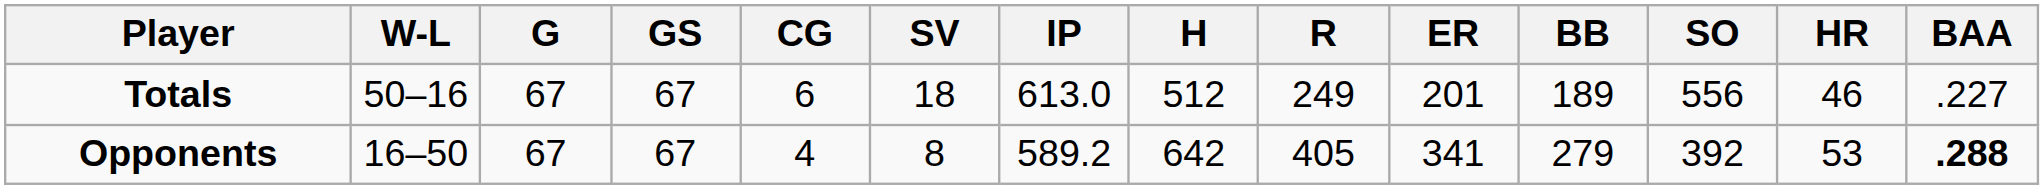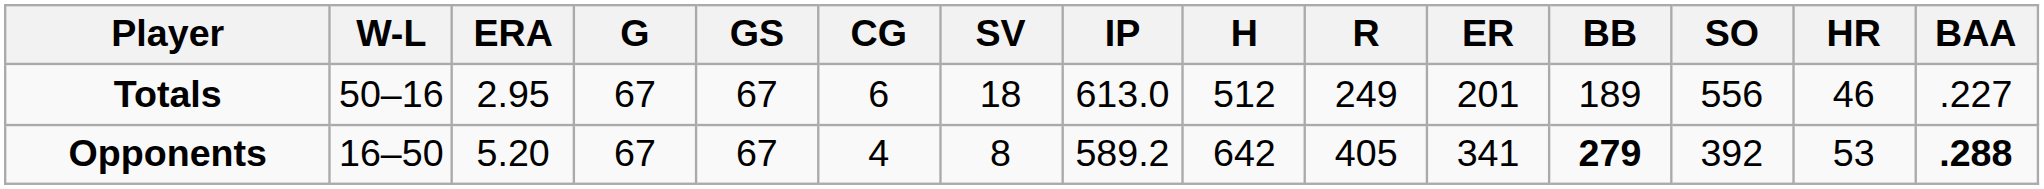+ column: (513, 34)
(1583, 153) normal -> (1610, 153) bold
